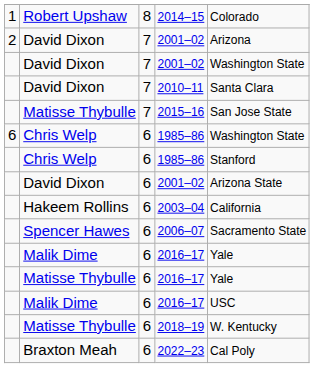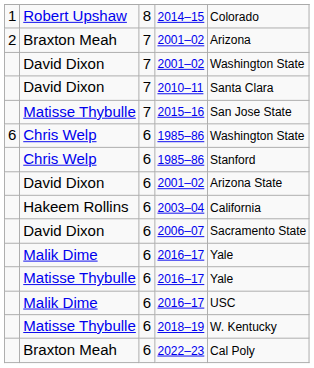(64, 40) David Dixon -> (70, 40) Braxton Meah
(76, 231) Spencer Hawes -> (64, 231) David Dixon
